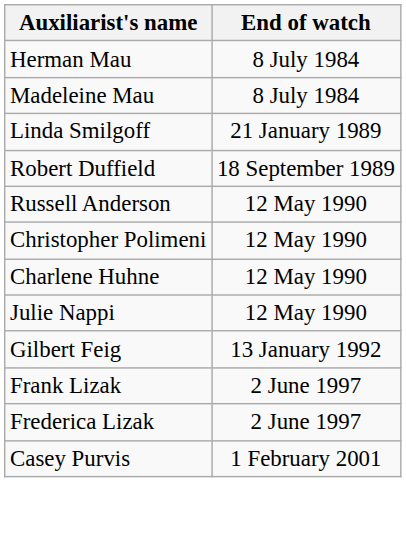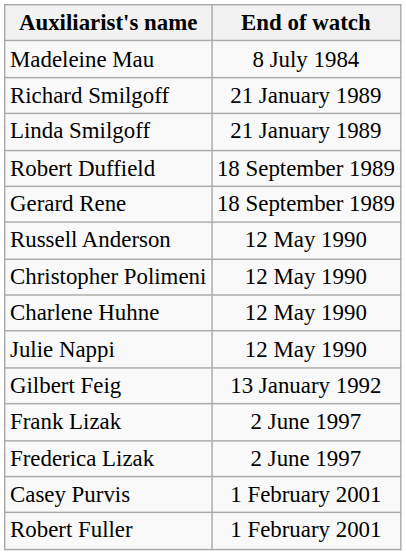- row: (71, 58)
+ row: (90, 95)
+ row: (68, 204)
+ row: (71, 530)
